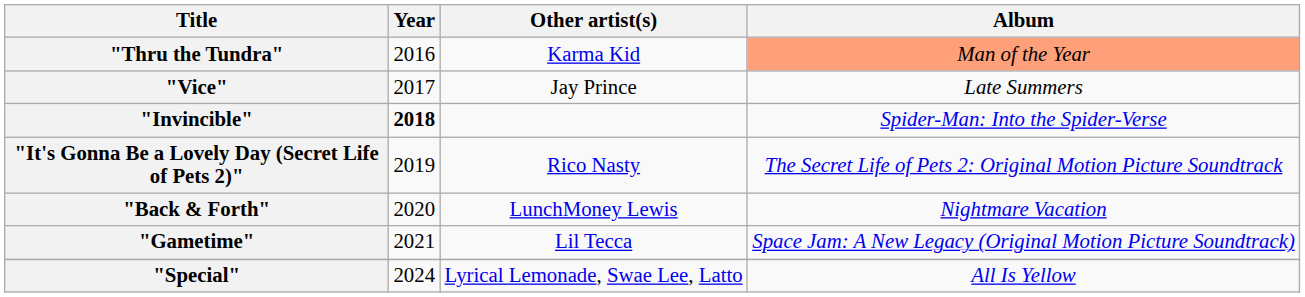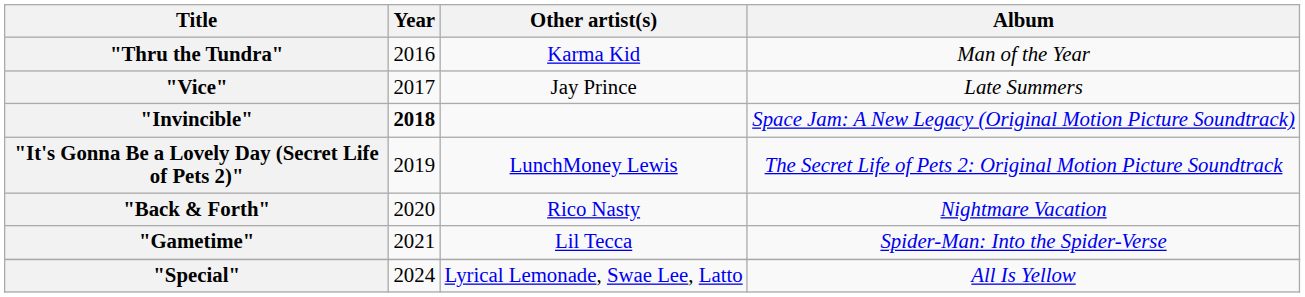(1024, 53) lightsalmon background -> (1024, 53) no background
(1024, 119) Spider-Man: Into the Spider-Verse -> (1024, 119) Space Jam: A New Legacy (Original Motion Picture Soundtrack)
(594, 164) Rico Nasty -> (594, 164) LunchMoney Lewis
(594, 209) LunchMoney Lewis -> (594, 209) Rico Nasty
(1024, 242) Space Jam: A New Legacy (Original Motion Picture Soundtrack) -> (1024, 242) Spider-Man: Into the Spider-Verse
